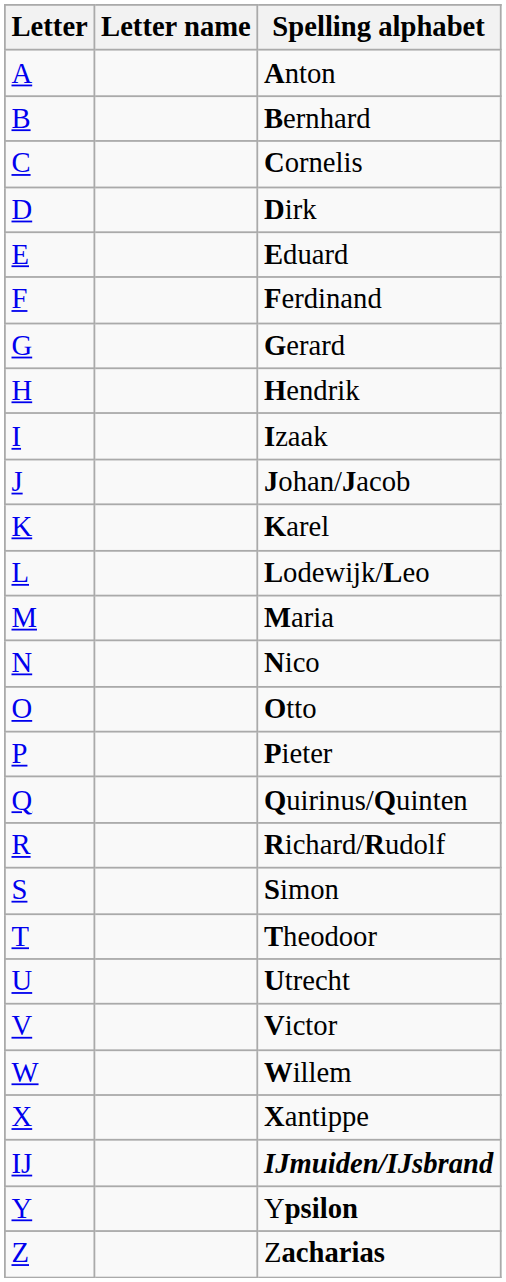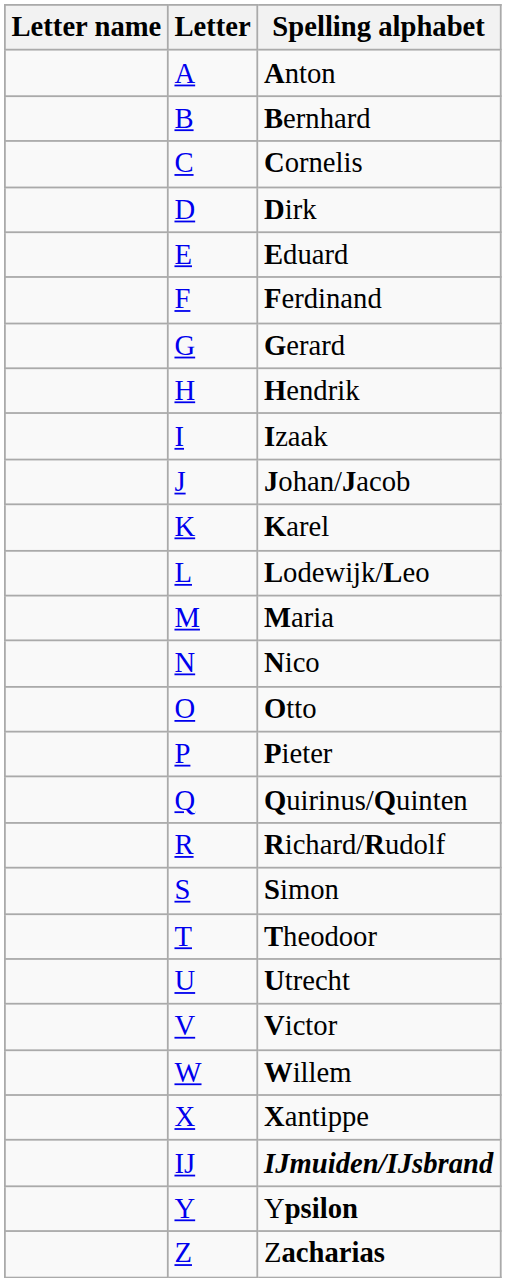columns swapped: (50, 27) <-> (176, 27)
